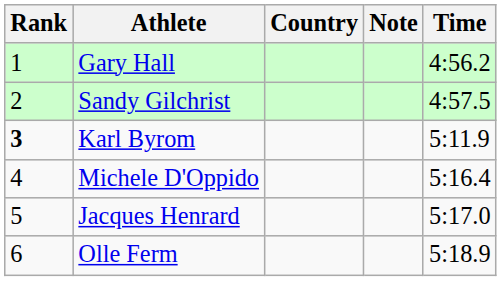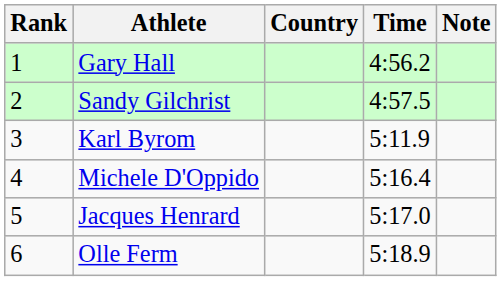columns swapped: (460, 23) <-> (394, 23)
(16, 139) bold -> (16, 139) normal
